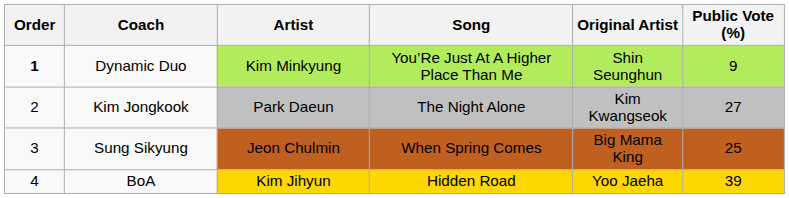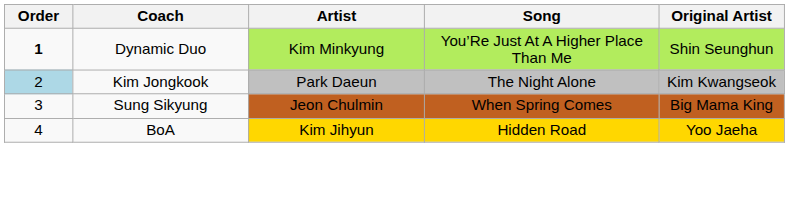- column: (733, 25)
(35, 107) no background -> (39, 81) lightblue background
